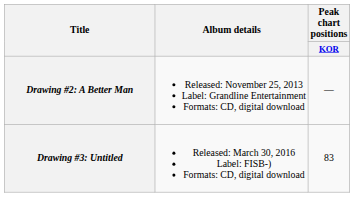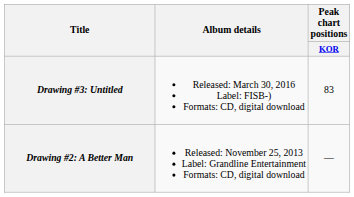rows swapped: (80, 90) <-> (80, 158)
